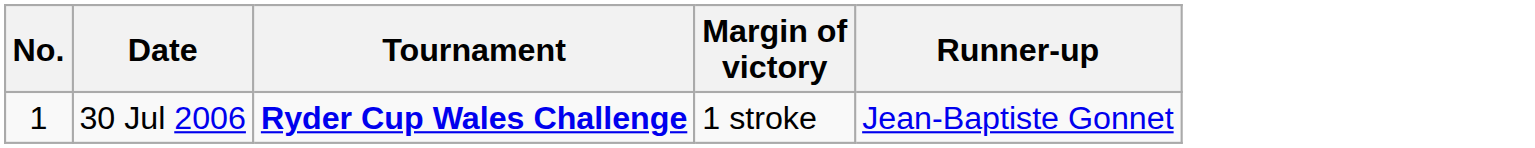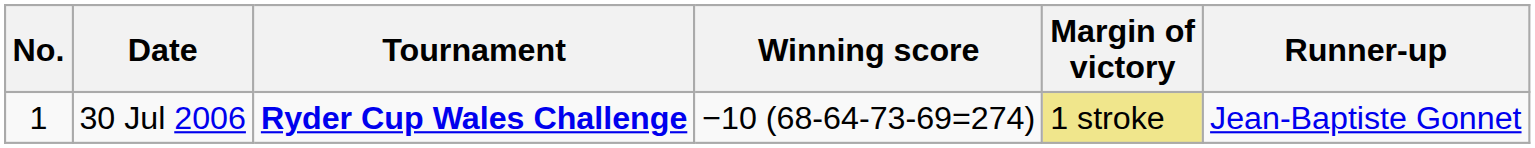+ column: (869, 49)
(760, 118) no background -> (1107, 118) khaki background
